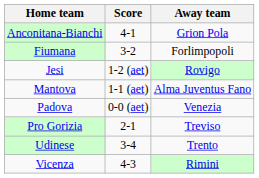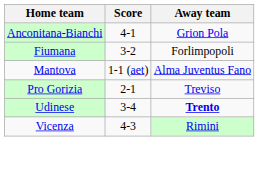- row: (55, 70)
- row: (55, 107)
(202, 145) normal -> (202, 107) bold
